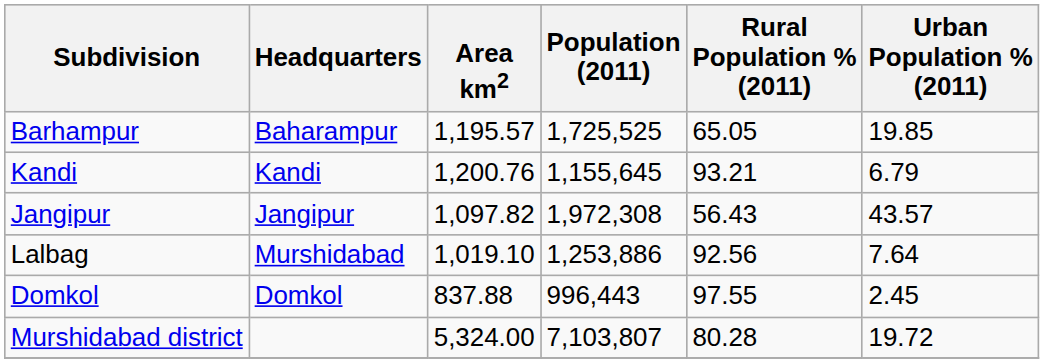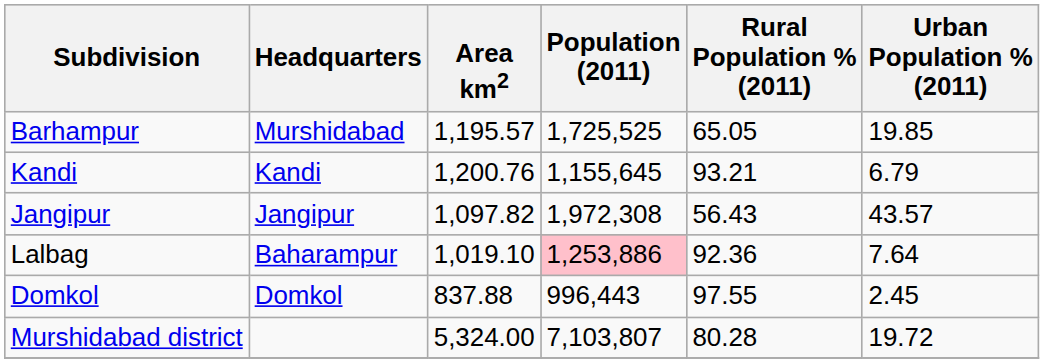(326, 131) Baharampur -> (330, 131) Murshidabad
(330, 254) Murshidabad -> (326, 254) Baharampur
(604, 254) no background -> (604, 254) pink background
(725, 254) 92.56 -> (725, 254) 92.36
